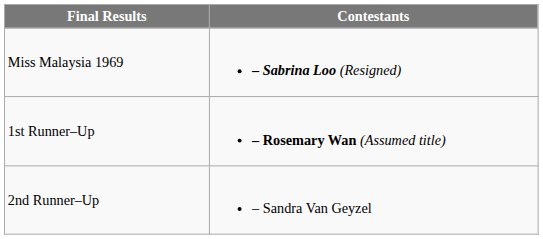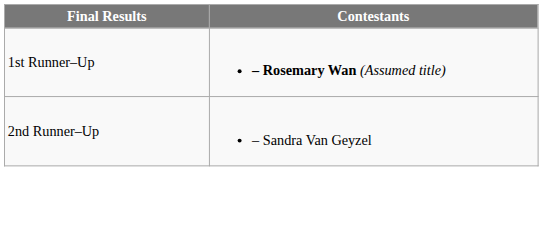- row: (66, 62)
